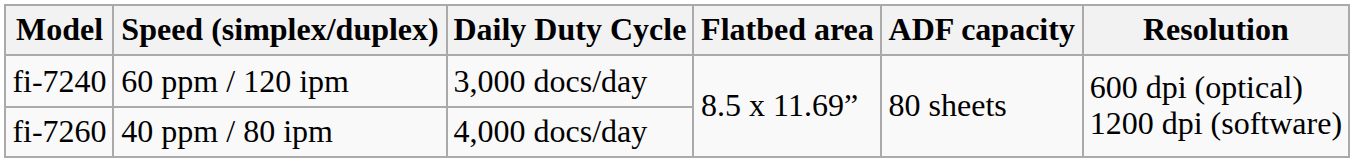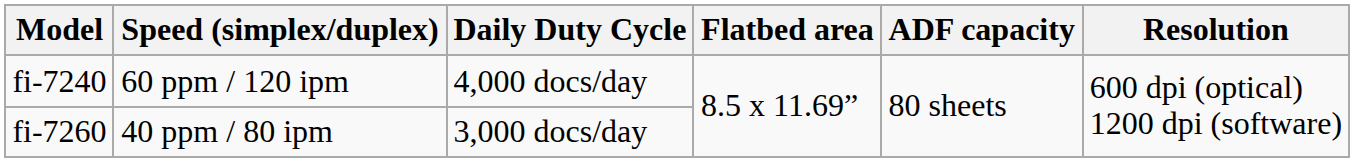(550, 80) 3,000 docs/day -> (550, 80) 4,000 docs/day
(550, 131) 4,000 docs/day -> (550, 131) 3,000 docs/day
